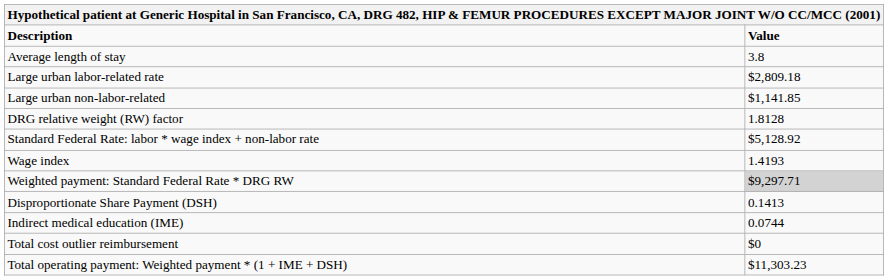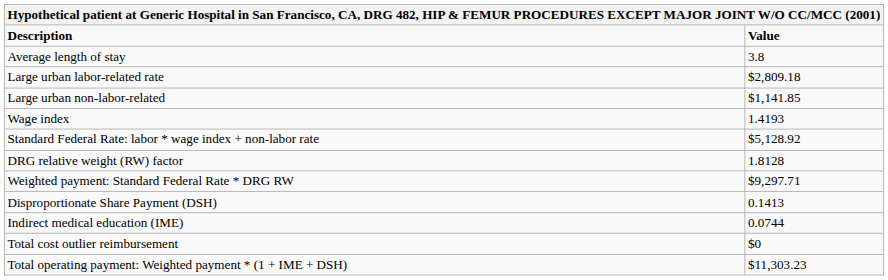rows swapped: (38, 160) <-> (95, 118)
(774, 181) lightgrey background -> (774, 181) no background
